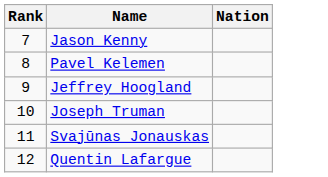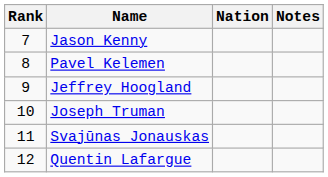+ column: (298, 17)
